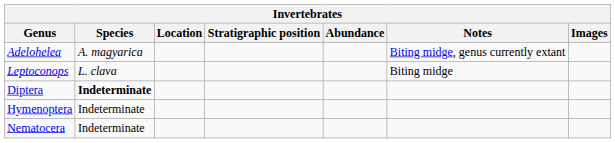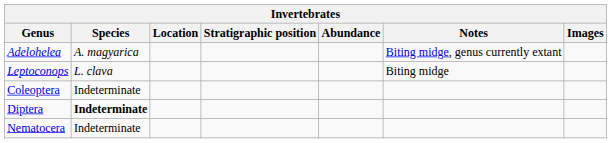+ row: (33, 90)
- row: (40, 109)
